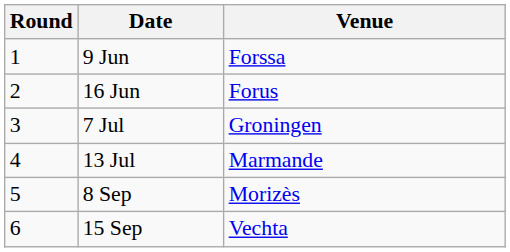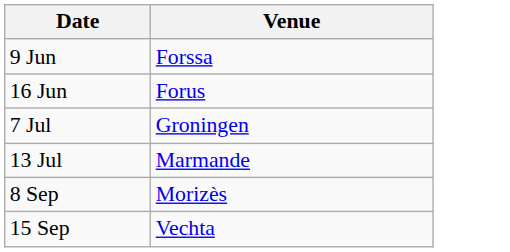- column: (41, 21)
